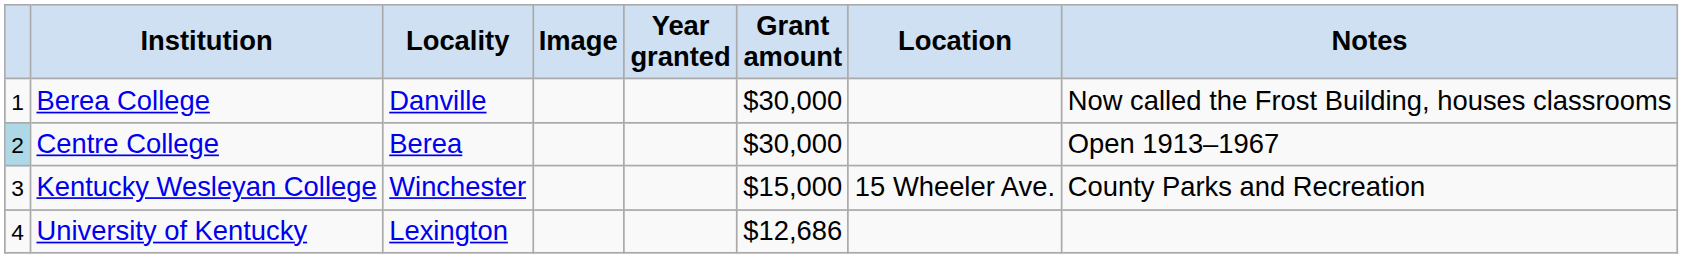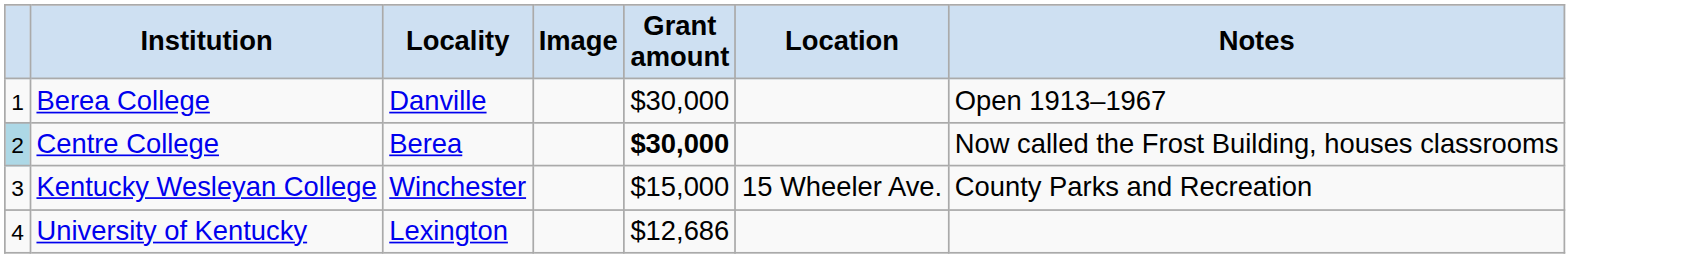- column: (681, 41)
(1370, 100) Now called the Frost Building, houses classrooms -> (1061, 100) Open 1913–1967
(793, 143) normal -> (680, 143) bold
(1173, 143) Open 1913–1967 -> (1257, 143) Now called the Frost Building, houses classrooms
